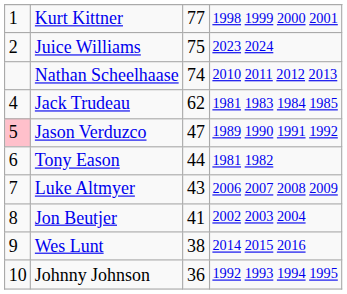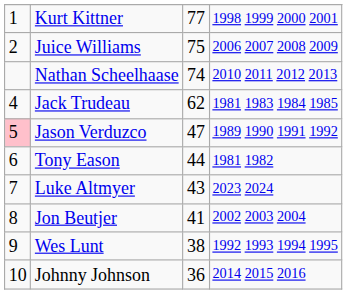(243, 47) 2023 2024 -> (275, 47) 2006 2007 2008 2009
(275, 189) 2006 2007 2008 2009 -> (243, 189) 2023 2024
(259, 246) 2014 2015 2016 -> (275, 246) 1992 1993 1994 1995
(275, 274) 1992 1993 1994 1995 -> (259, 274) 2014 2015 2016
